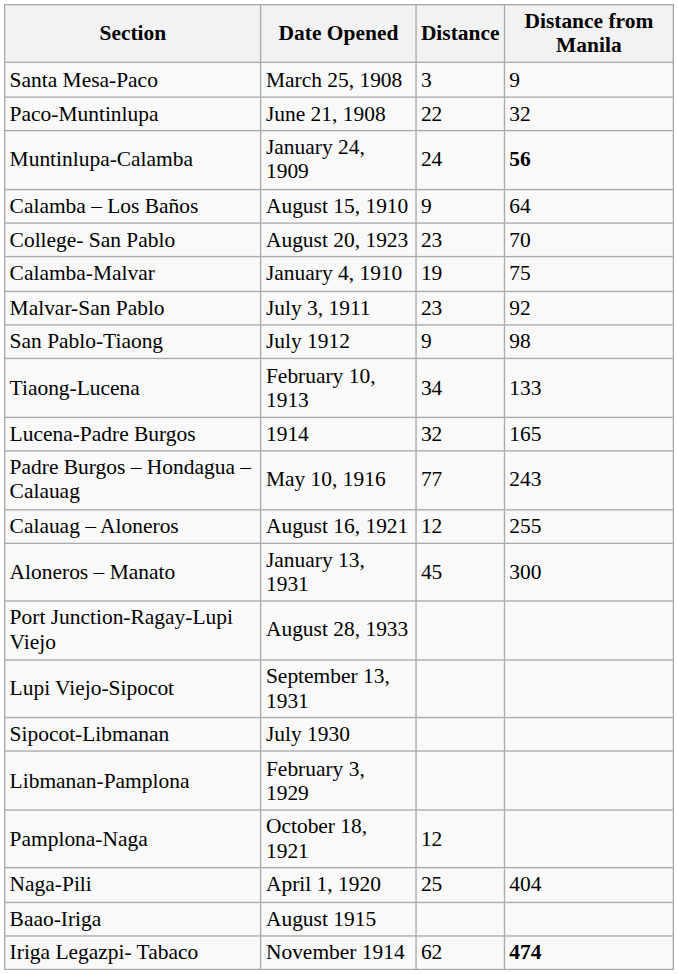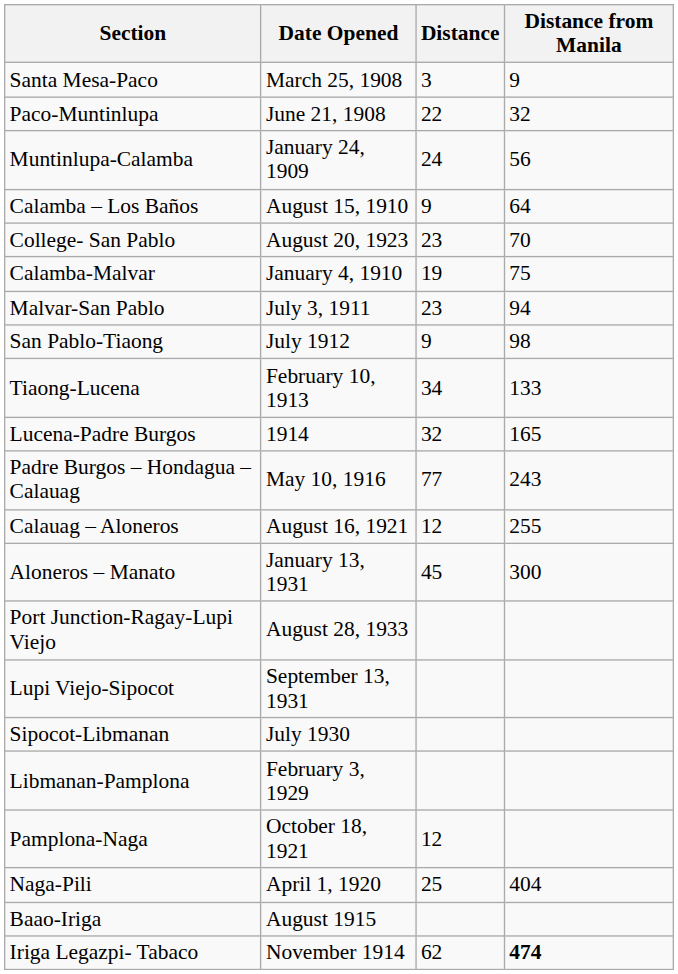(520, 159) bold -> (520, 159) normal
(520, 307) 92 -> (520, 307) 94
